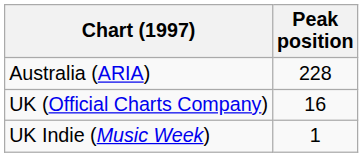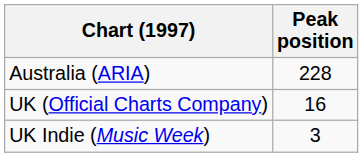(315, 135) 1 -> (315, 135) 3
